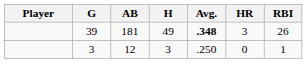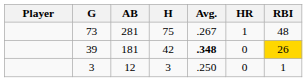+ row: (92, 31)
(168, 31) 49 -> (168, 49) 42
(245, 31) 3 -> (245, 49) 0
(283, 31) no background -> (283, 49) gold background
